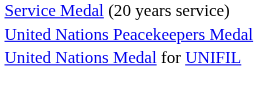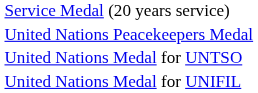+ row: (123, 57)
